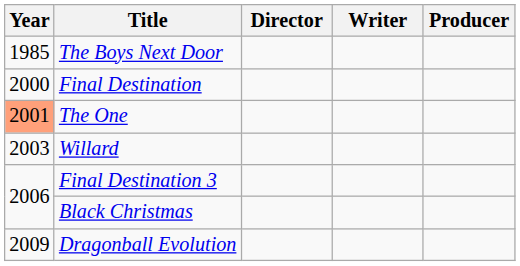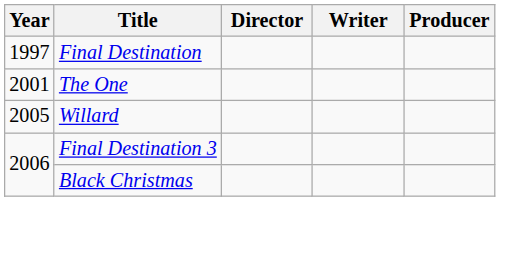- row: (141, 52)
(29, 84) 2000 -> (29, 52) 1997
(29, 116) lightsalmon background -> (29, 84) no background
(29, 148) 2003 -> (29, 116) 2005
- row: (148, 244)
